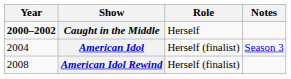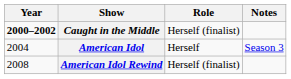(183, 30) Herself -> (204, 30) Herself (finalist)
(204, 47) Herself (finalist) -> (183, 47) Herself
